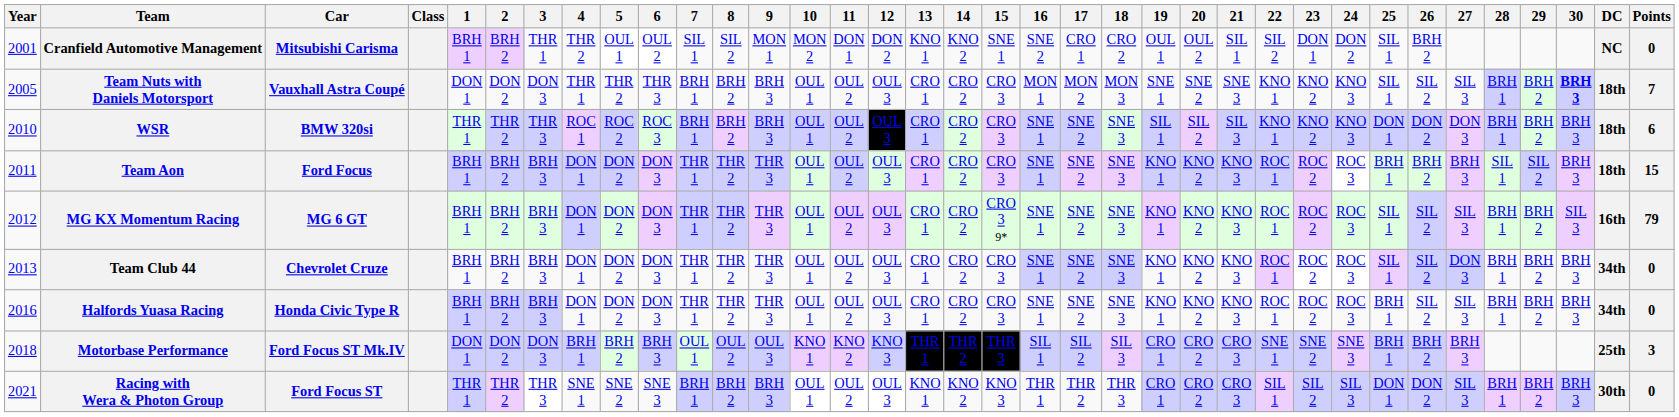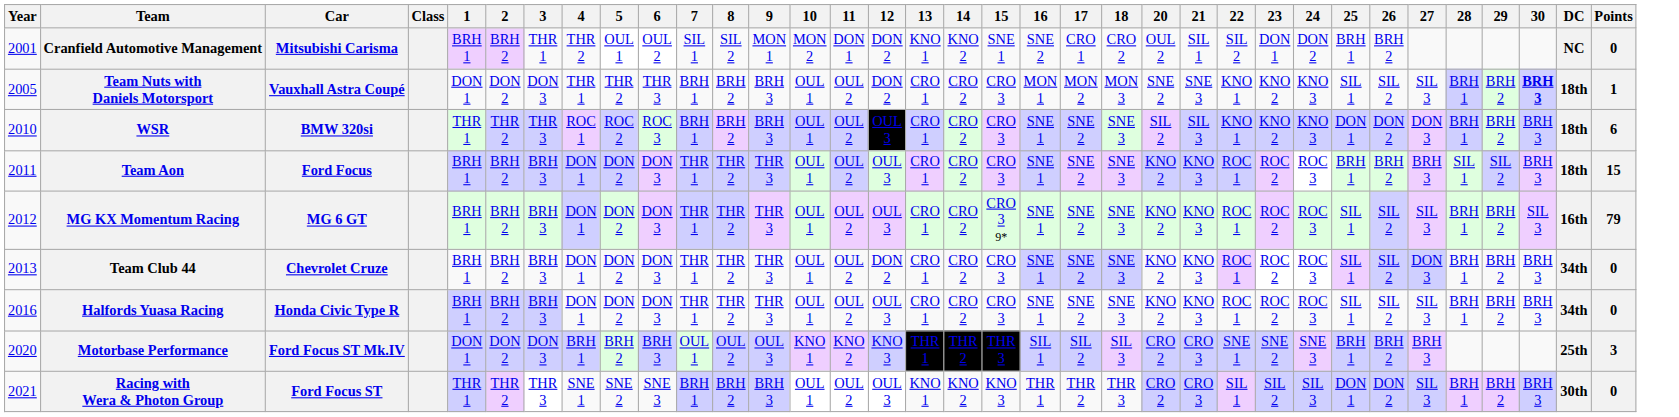- column: (1161, 15)
(1389, 48) SIL 1 -> (1351, 48) BRH 1
(887, 88) OUL 3 -> (887, 88) DON 2
(1652, 88) 7 -> (1614, 88) 1
(887, 268) OUL 3 -> (887, 268) DON 2
(1389, 309) BRH 1 -> (1351, 309) SIL 1
(22, 350) 2018 -> (22, 350) 2020
